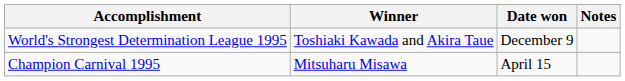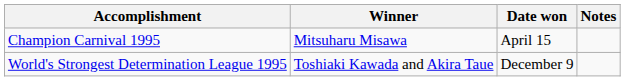rows swapped: (84, 64) <-> (147, 40)
